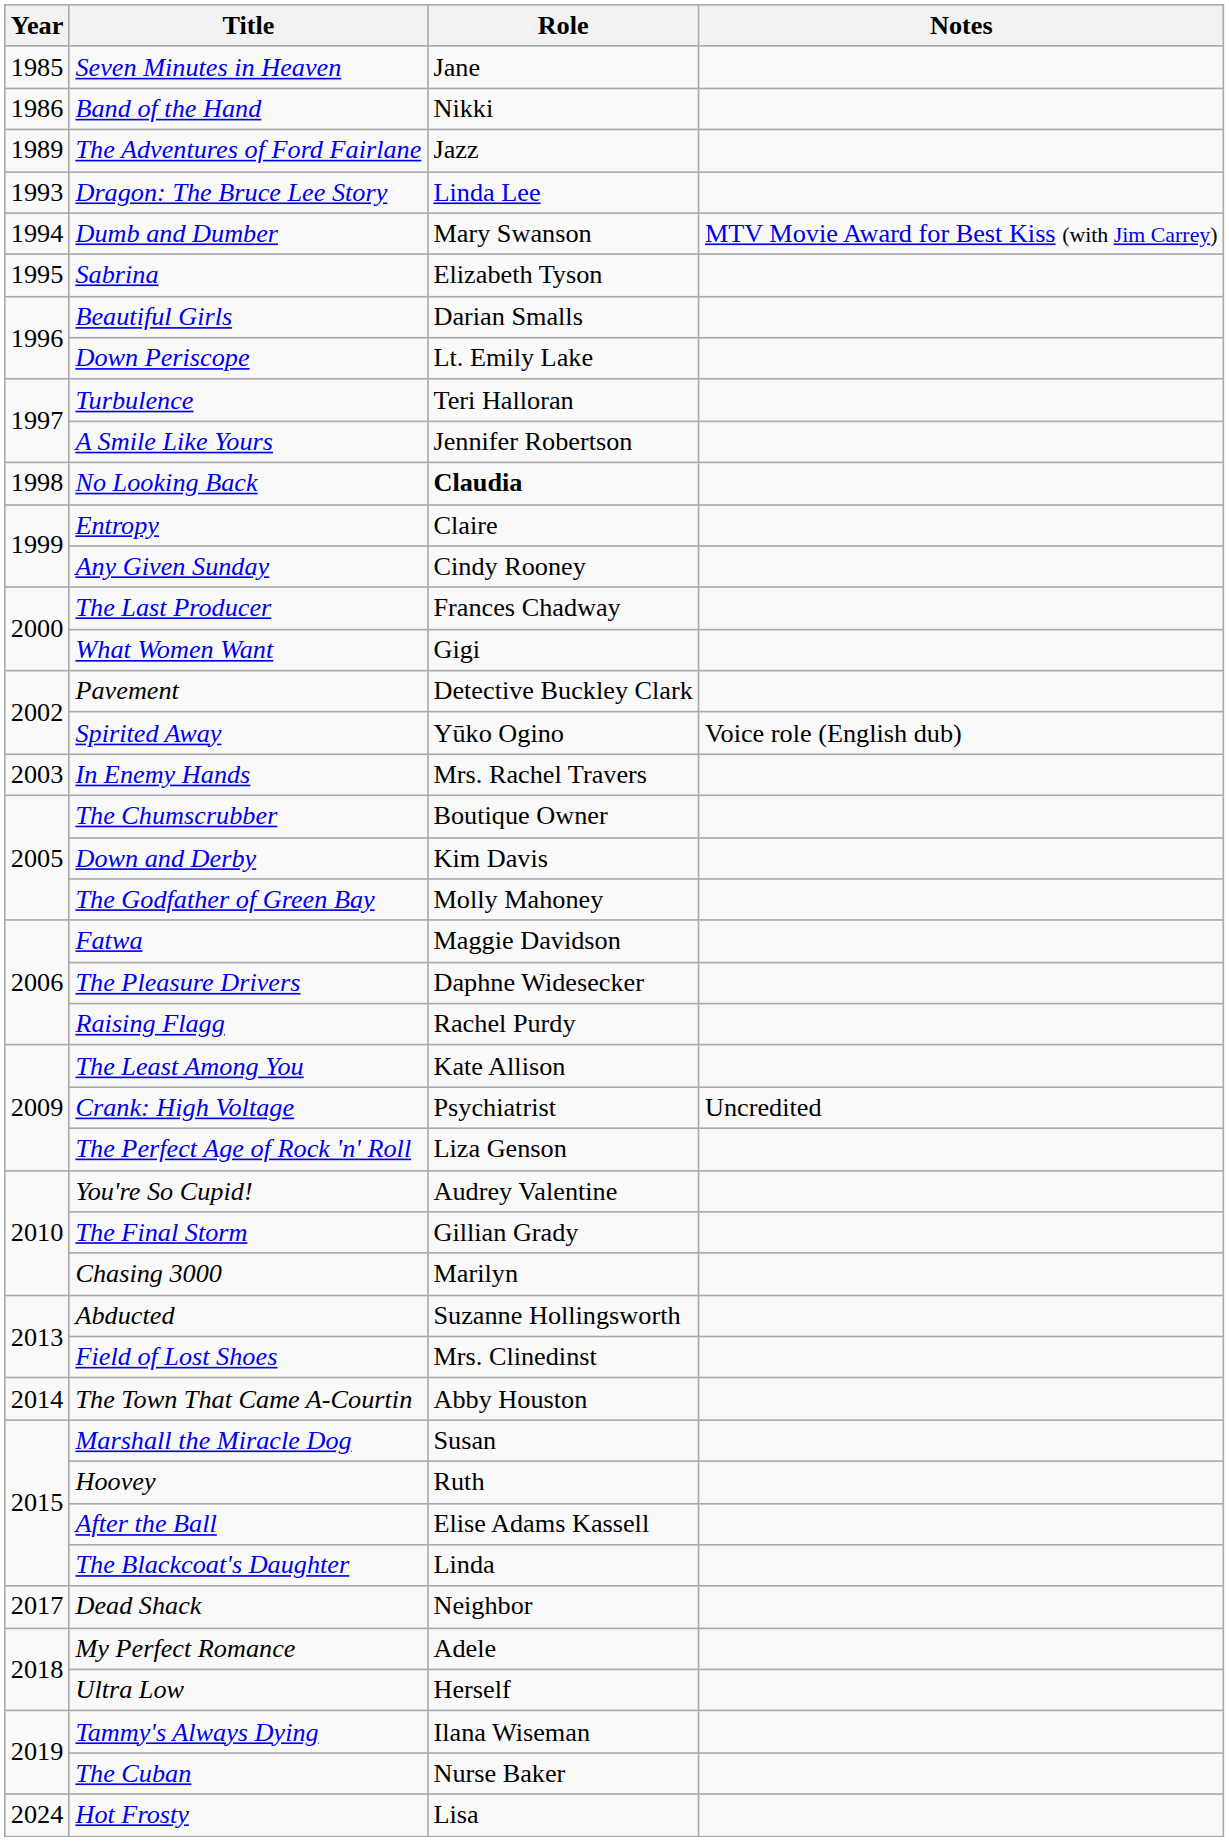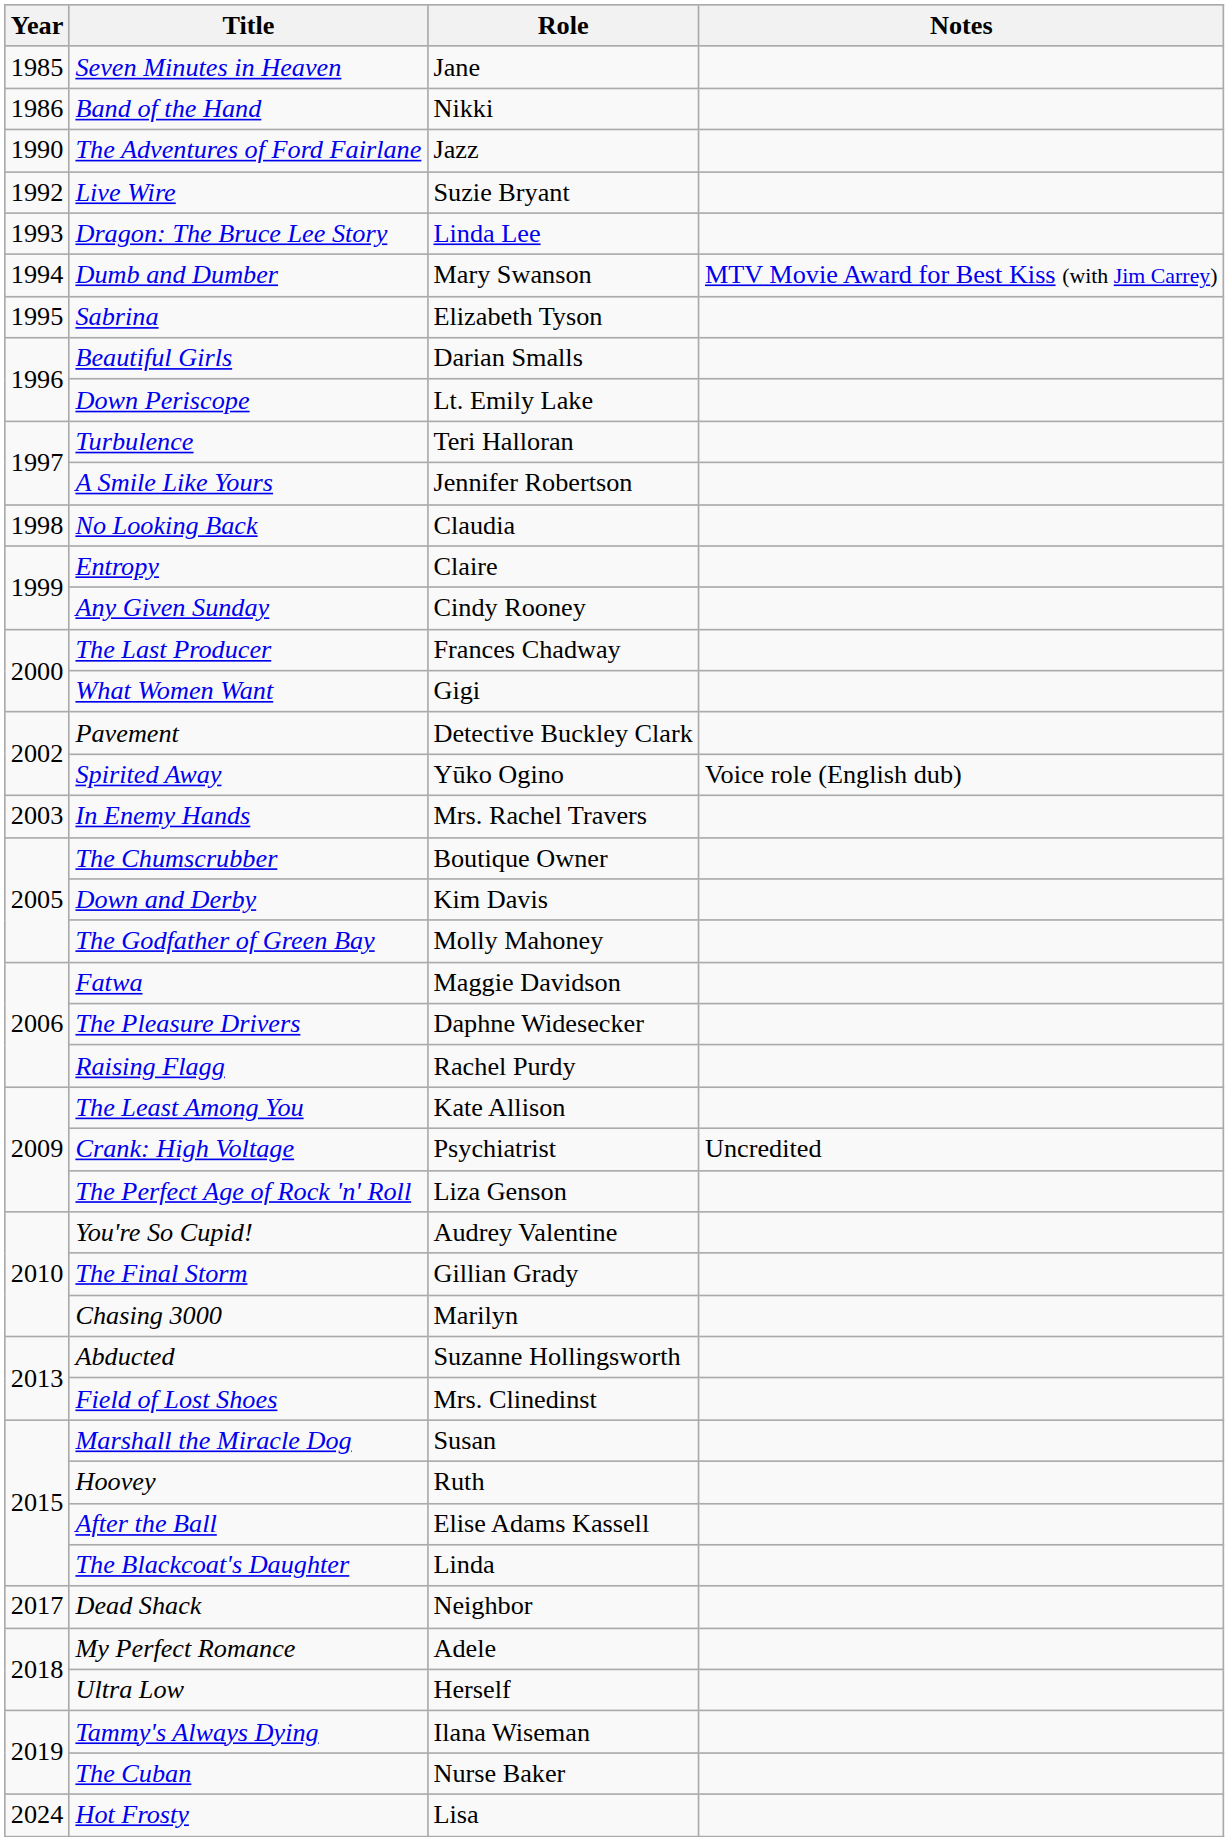(37, 150) 1989 -> (37, 150) 1990
+ row: (126, 191)
(478, 483) bold -> (474, 524) normal
- row: (244, 1398)
